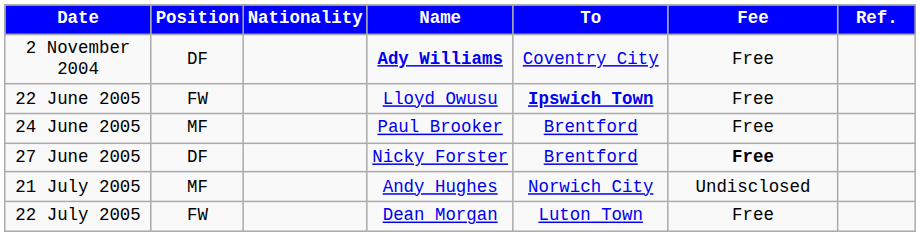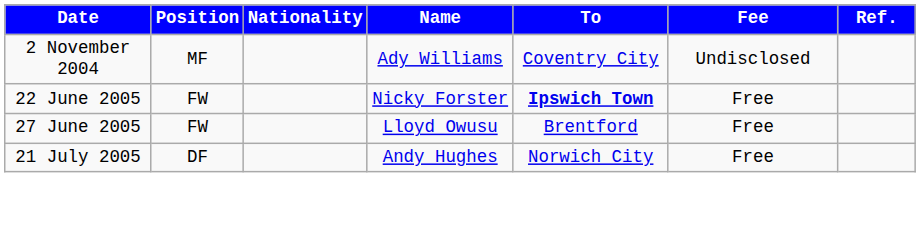(197, 59) DF -> (197, 59) MF
(440, 59) bold -> (440, 59) normal
(753, 59) Free -> (753, 59) Undisclosed
(440, 99) Lloyd Owusu -> (440, 99) Nicky Forster
- row: (78, 128)
(197, 157) DF -> (197, 128) FW
(440, 157) Nicky Forster -> (440, 128) Lloyd Owusu
(753, 157) bold -> (753, 128) normal
(197, 186) MF -> (197, 157) DF
(753, 186) Undisclosed -> (753, 157) Free
- row: (78, 216)
